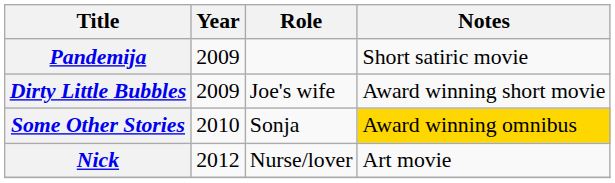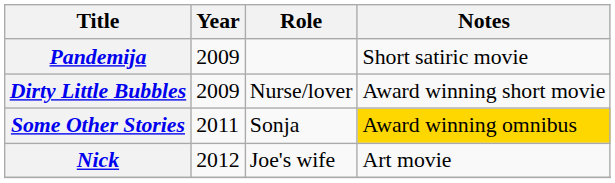(293, 90) Joe's wife -> (301, 90) Nurse/lover
(218, 125) 2010 -> (218, 125) 2011
(301, 159) Nurse/lover -> (293, 159) Joe's wife
